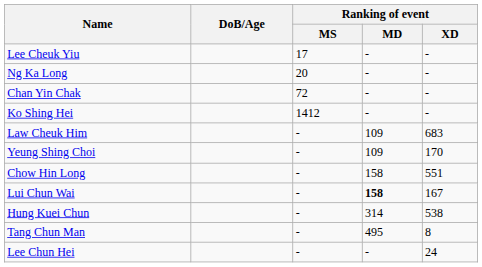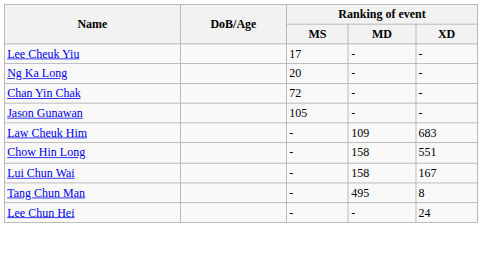+ row: (45, 113)
- row: (40, 113)
- row: (51, 153)
(374, 192) bold -> (360, 172) normal
- row: (48, 212)
